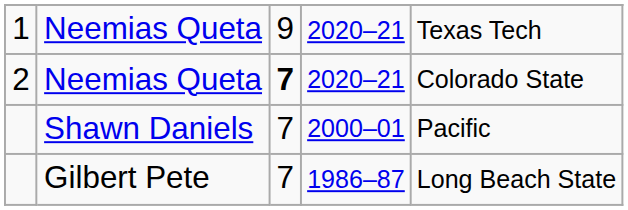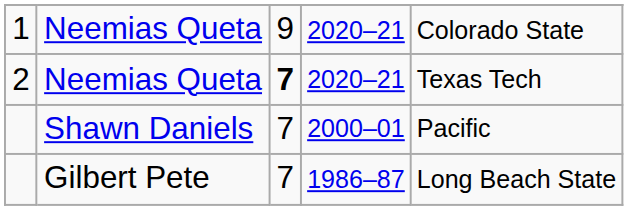(479, 30) Texas Tech -> (500, 30) Colorado State
(500, 80) Colorado State -> (479, 80) Texas Tech
